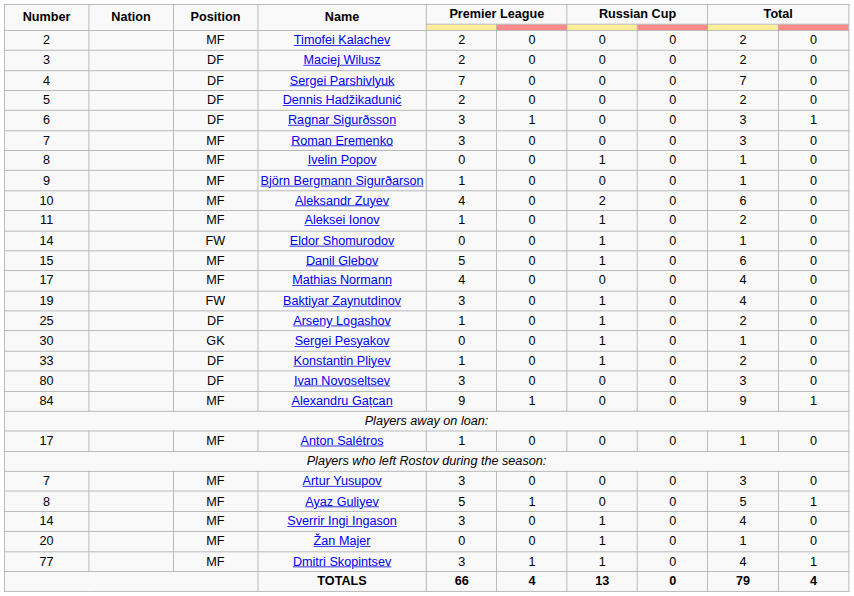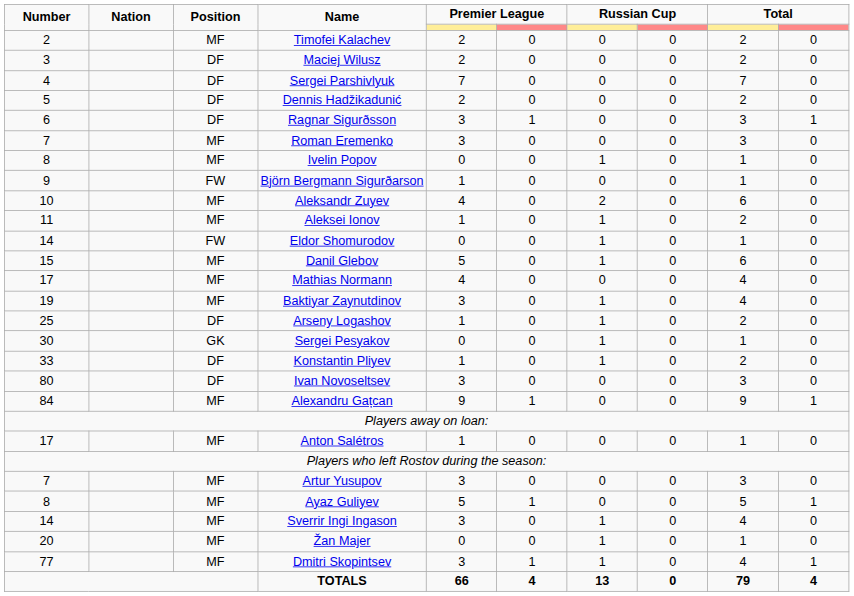(215, 180) MF -> (215, 180) FW
(215, 300) FW -> (215, 300) MF
